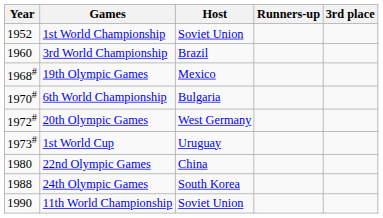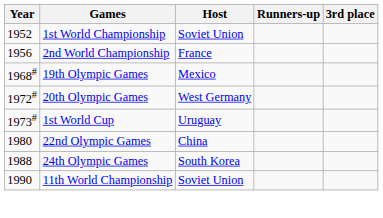+ row: (106, 53)
- row: (105, 53)
- row: (105, 97)
